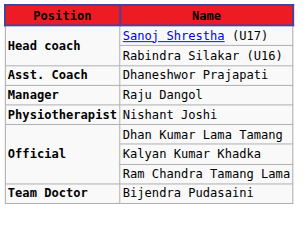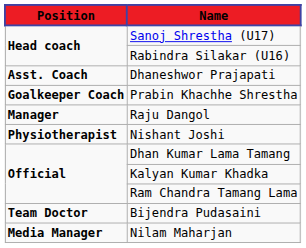+ row: (214, 95)
+ row: (181, 233)
